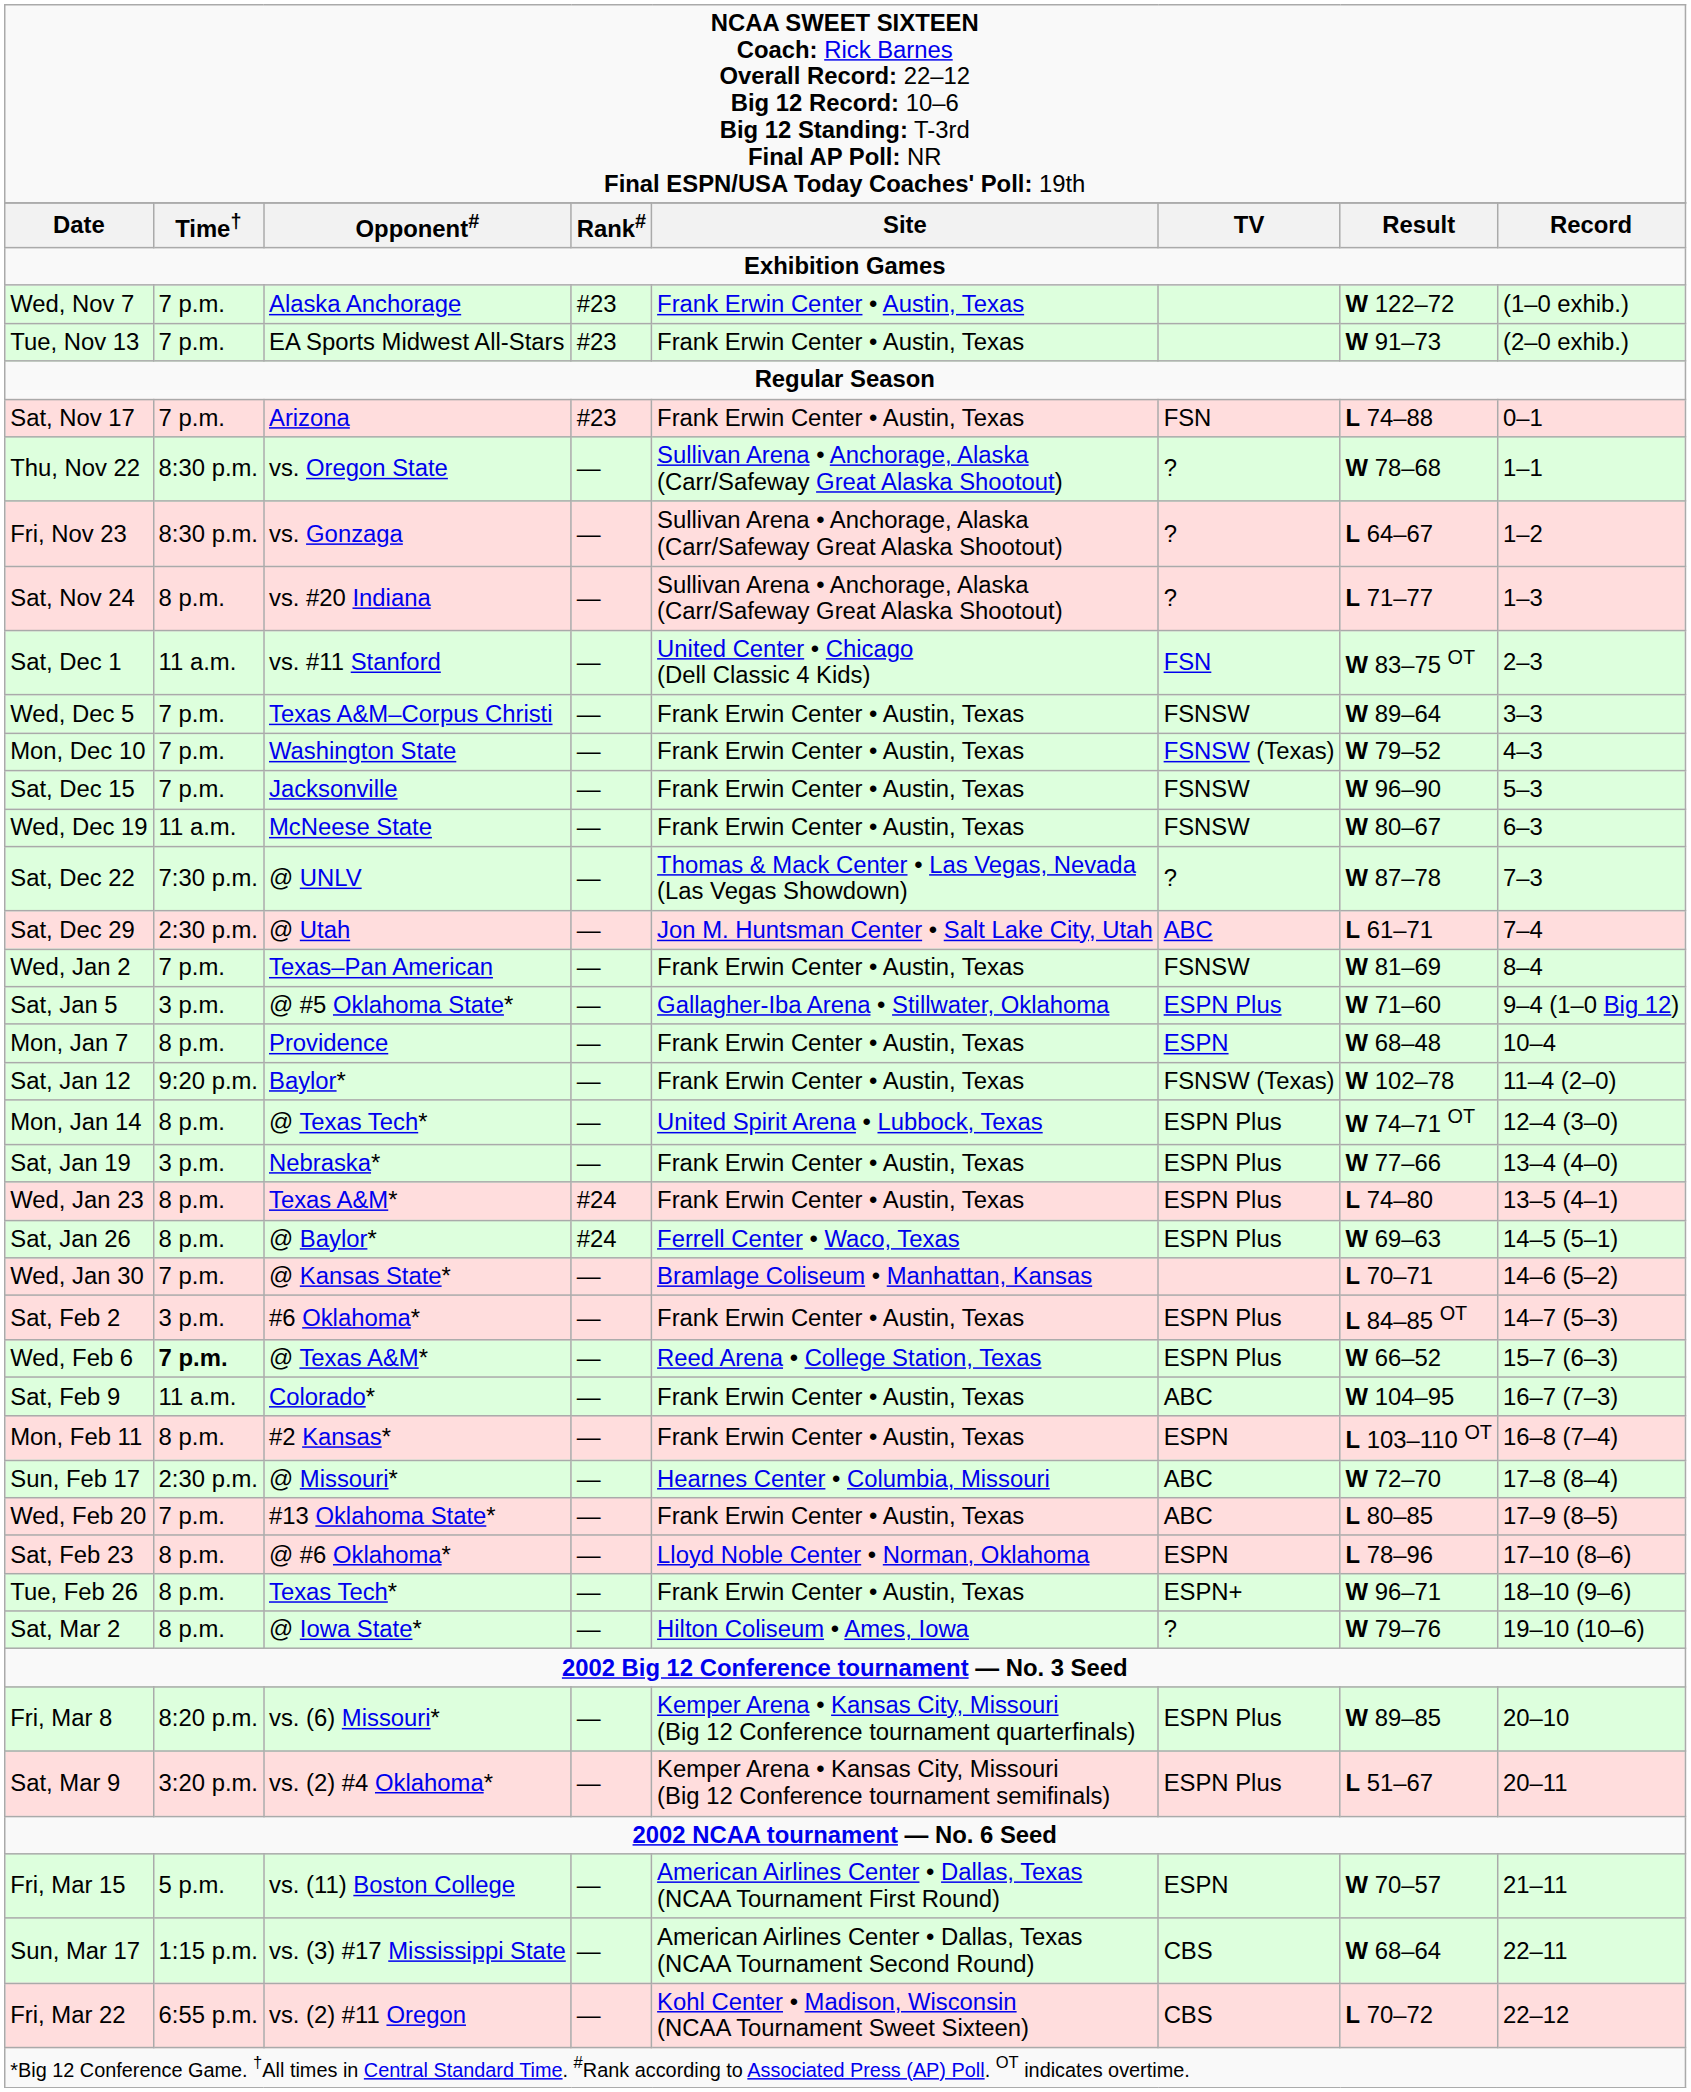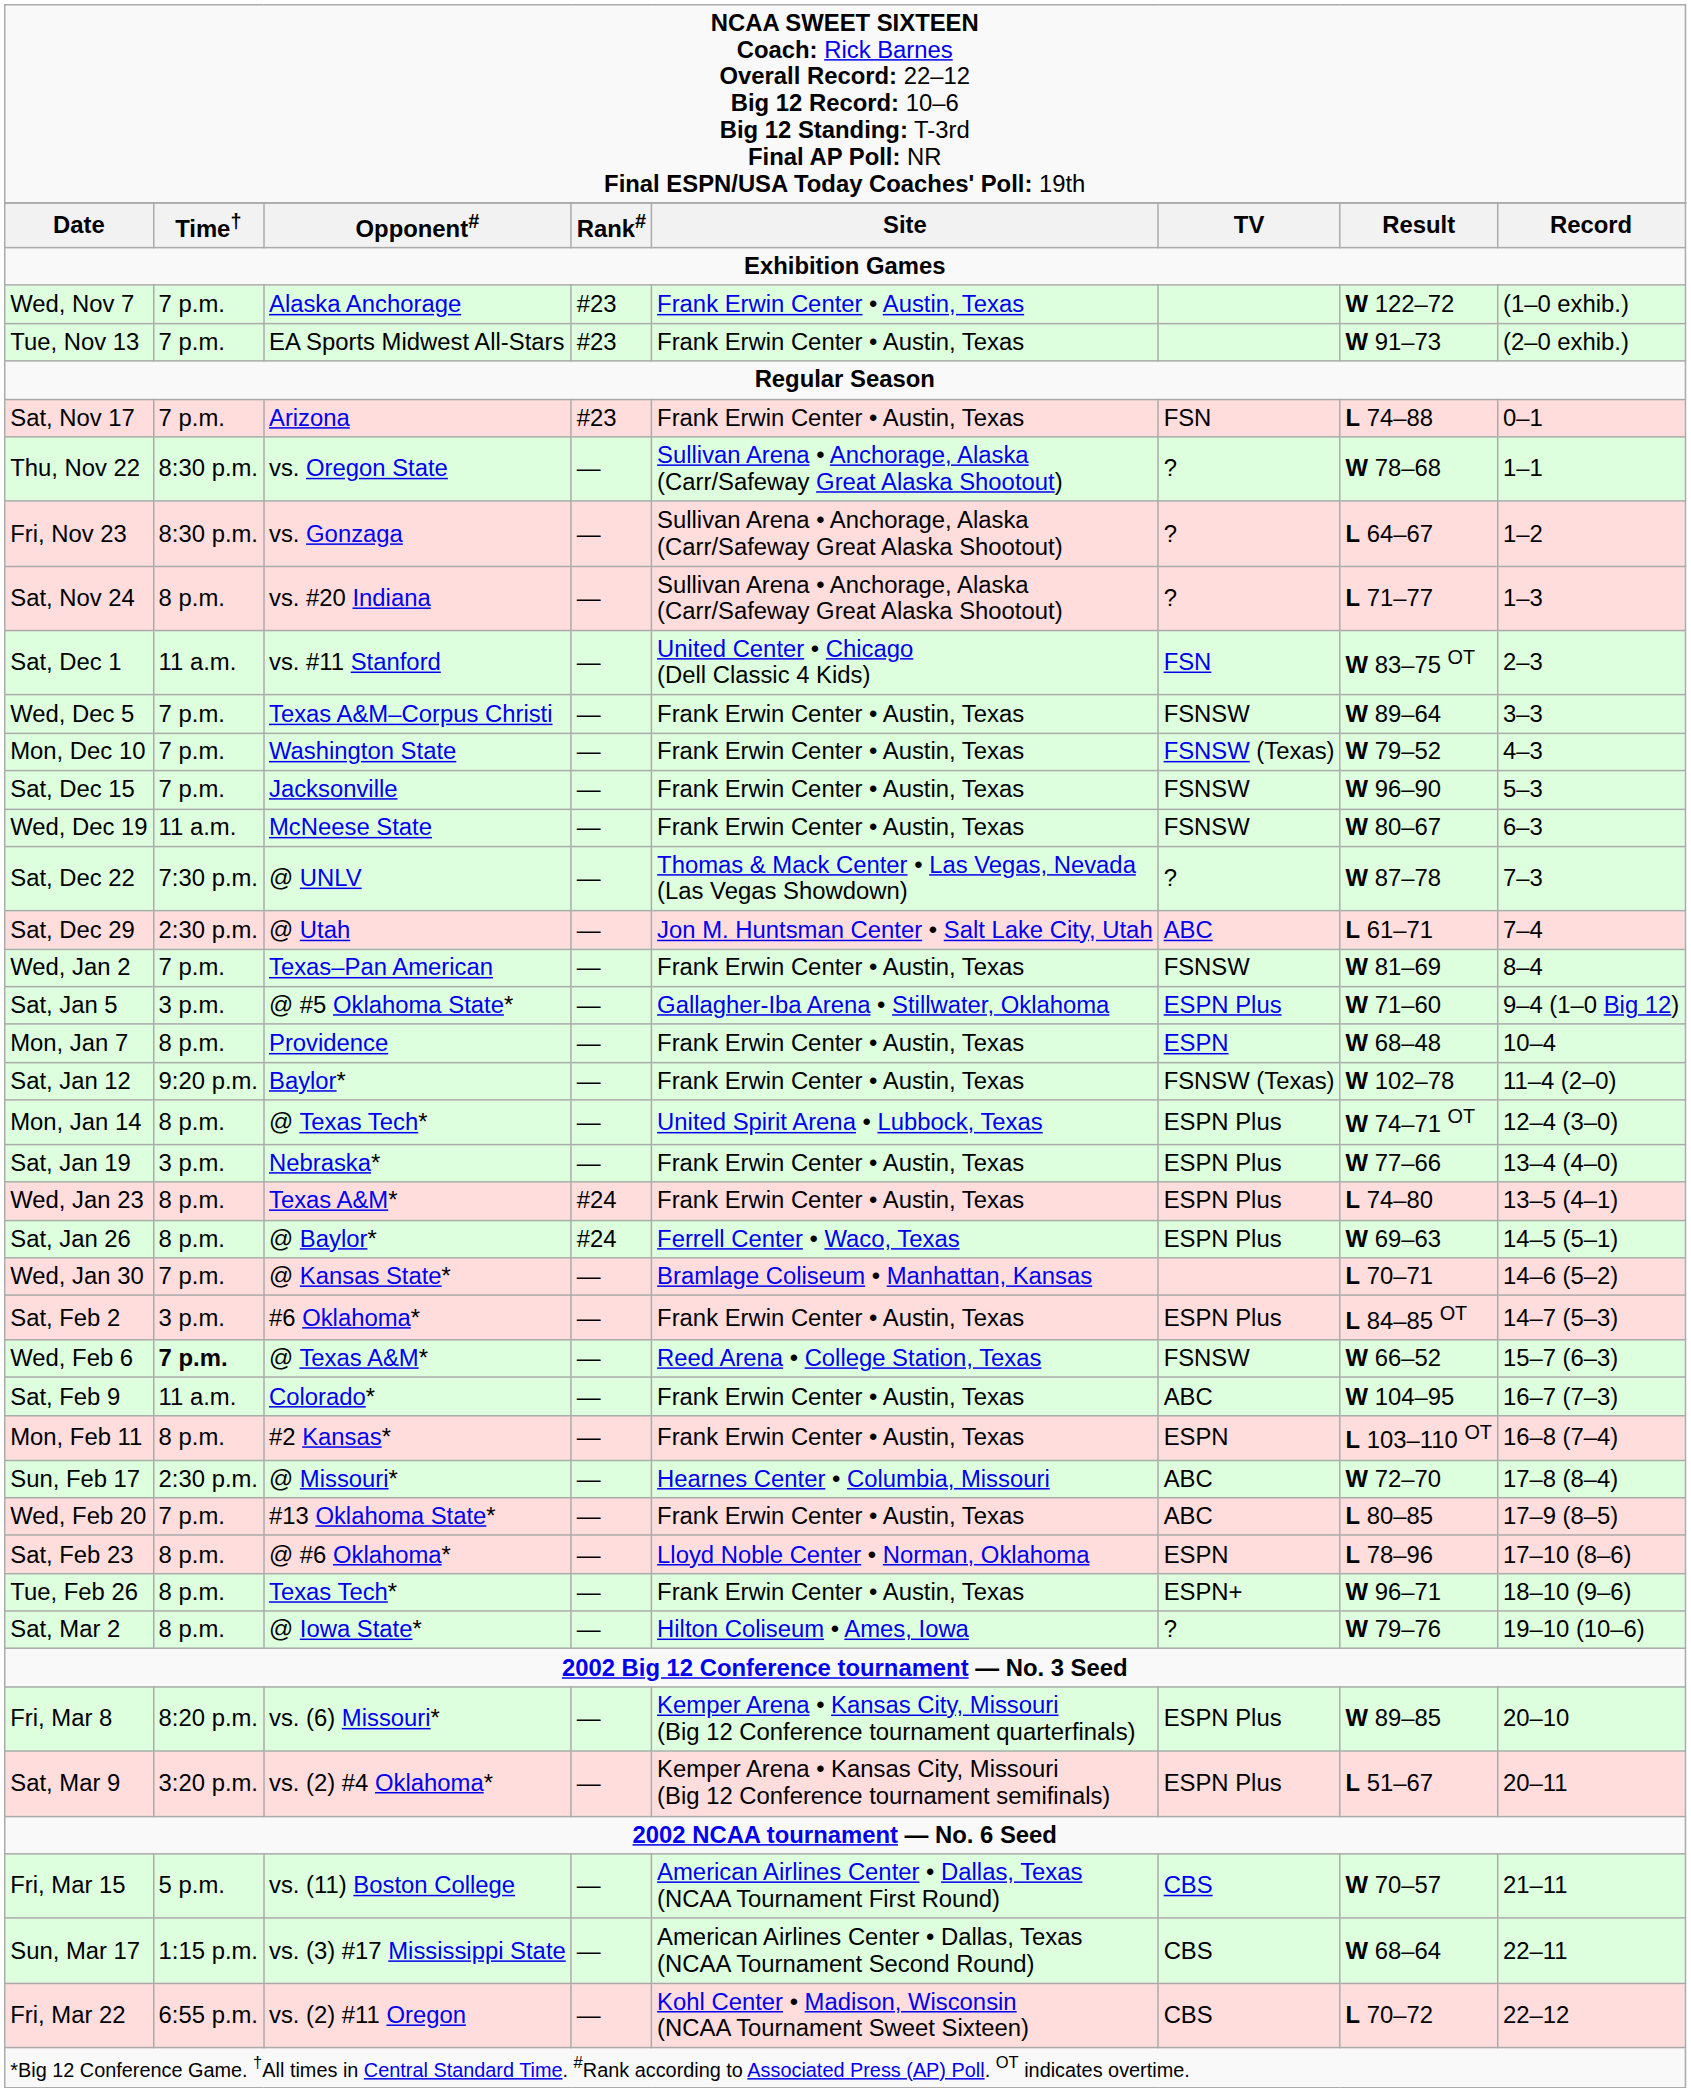(1223, 1358) ESPN Plus -> (1207, 1358) FSNSW
(1196, 1885) ESPN -> (1188, 1885) CBS
